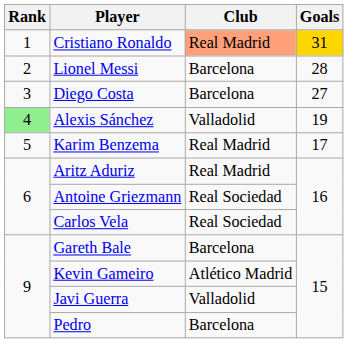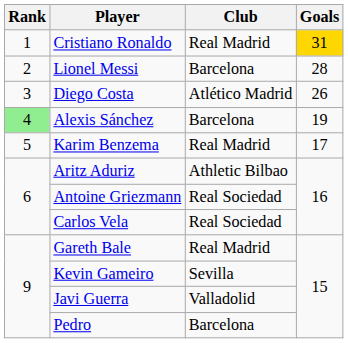(229, 42) lightsalmon background -> (229, 42) no background
(222, 94) Barcelona -> (241, 94) Atlético Madrid
(320, 94) 27 -> (320, 94) 26
(222, 119) Valladolid -> (222, 119) Barcelona
(229, 171) Real Madrid -> (238, 171) Athletic Bilbao
(222, 247) Barcelona -> (229, 247) Real Madrid
(241, 273) Atlético Madrid -> (211, 273) Sevilla
